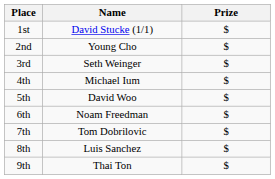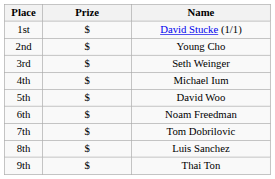columns swapped: (112, 13) <-> (226, 13)
